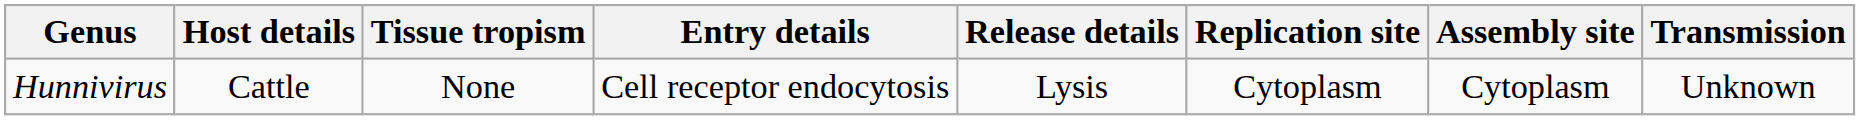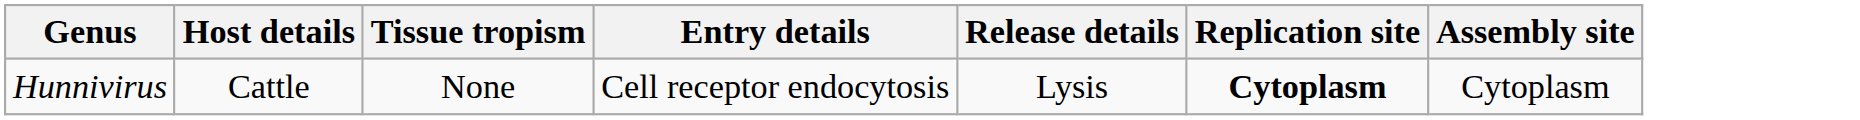- column: (1748, 31)
(1307, 85) normal -> (1307, 85) bold
